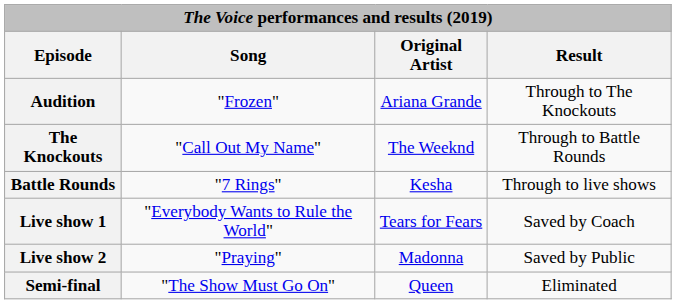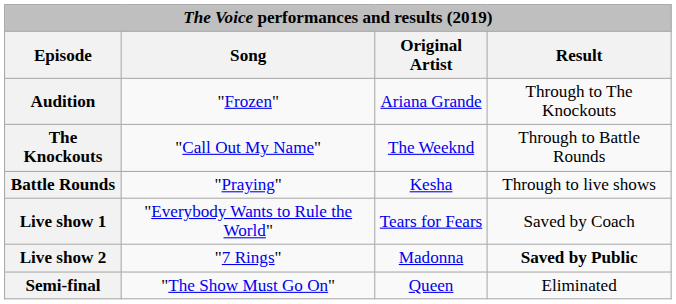(248, 184) "7 Rings" -> (248, 184) "Praying"
(248, 258) "Praying" -> (248, 258) "7 Rings"
(579, 258) normal -> (579, 258) bold
